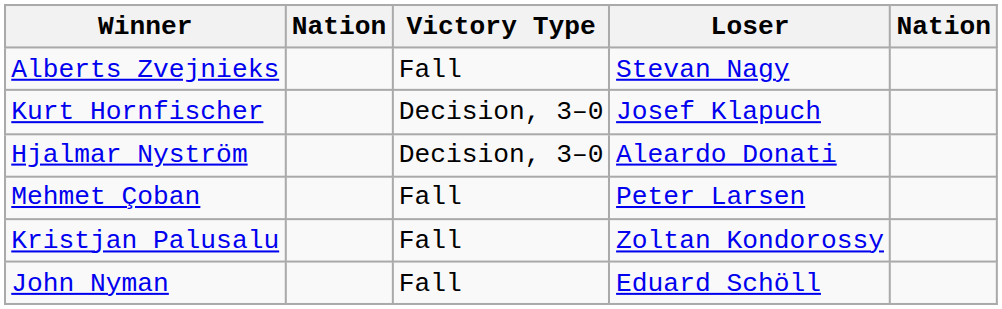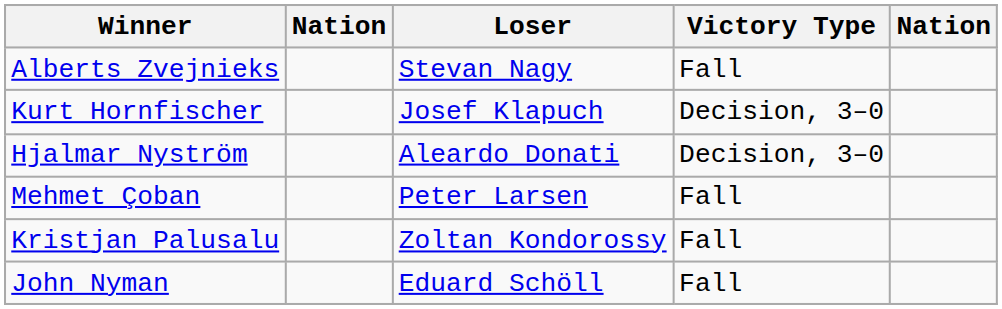columns swapped: (501, 26) <-> (750, 26)
